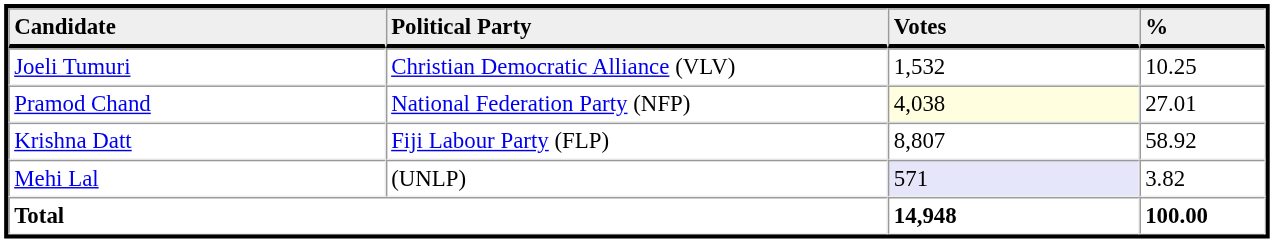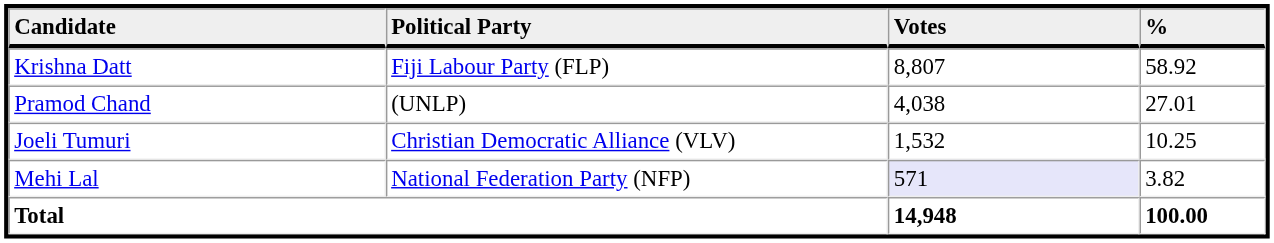rows swapped: (73, 141) <-> (72, 66)
(541, 103) National Federation Party (NFP) -> (429, 103) (UNLP)
(920, 103) lightyellow background -> (920, 103) no background
(429, 178) (UNLP) -> (541, 178) National Federation Party (NFP)
